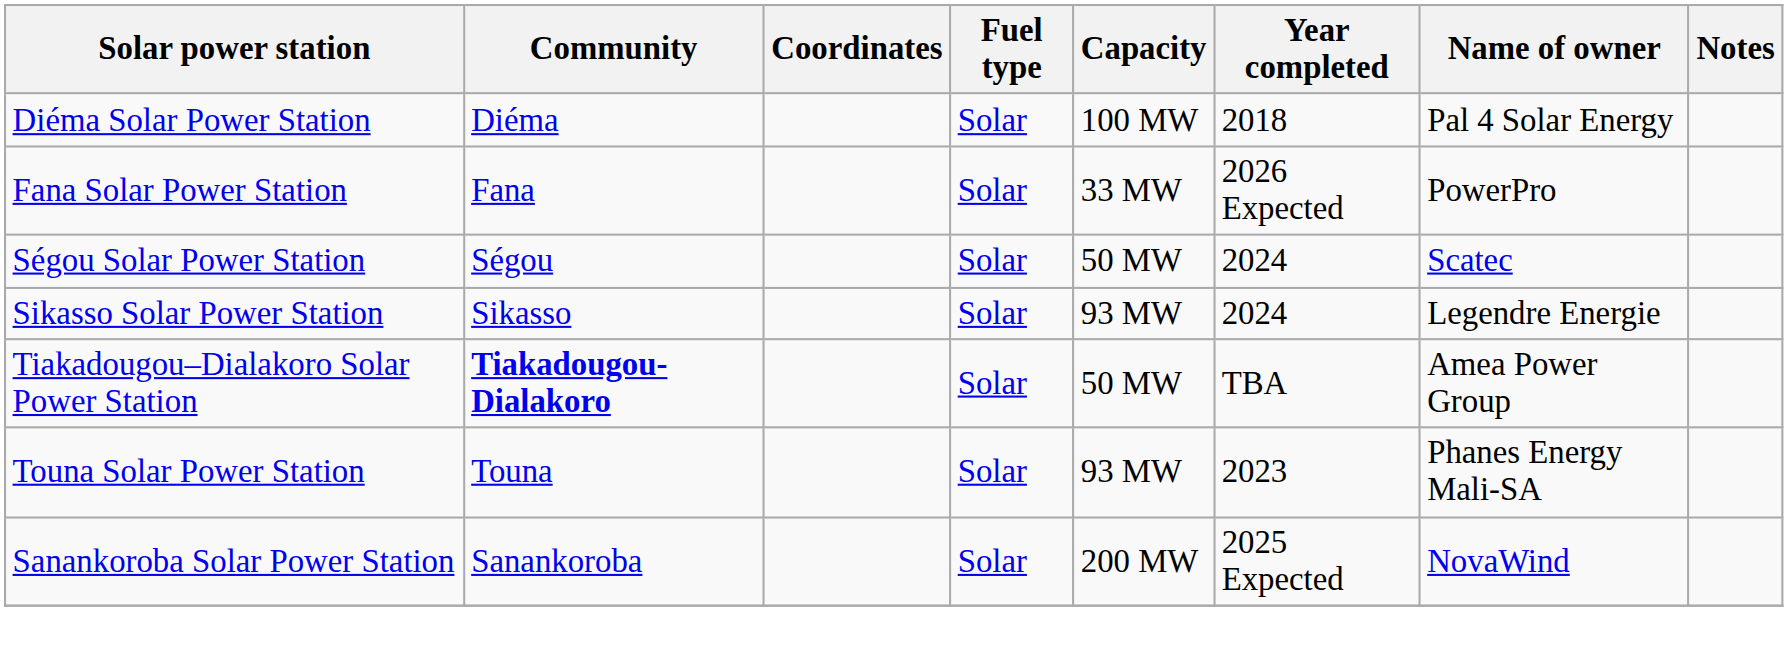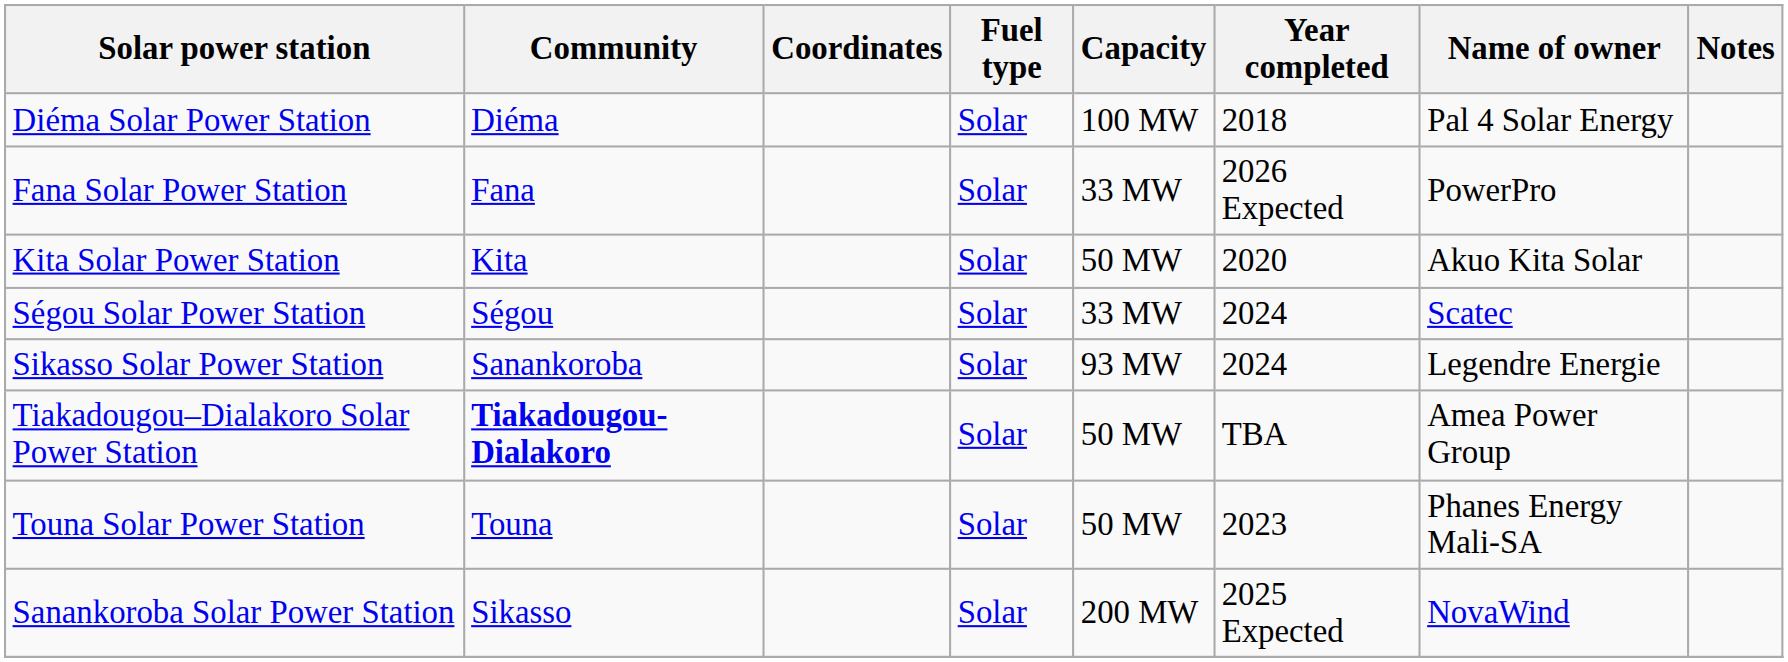+ row: (176, 260)
(1131, 260) 50 MW -> (1131, 312) 33 MW
(521, 312) Sikasso -> (557, 364) Sanankoroba
(1131, 471) 93 MW -> (1131, 523) 50 MW
(557, 560) Sanankoroba -> (521, 612) Sikasso
